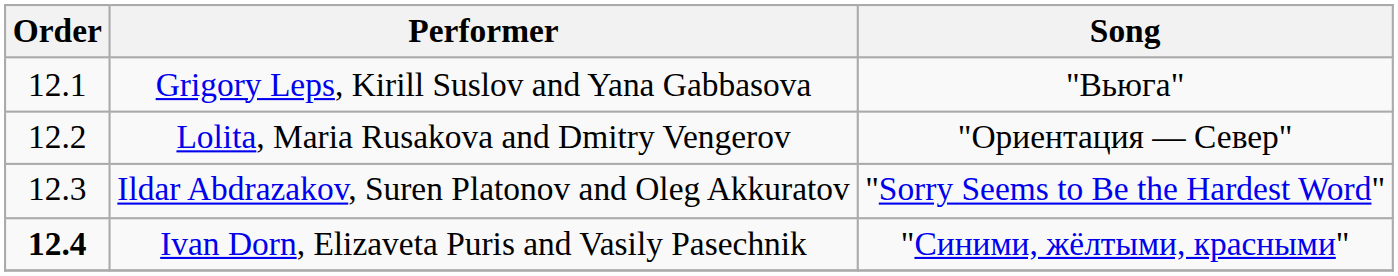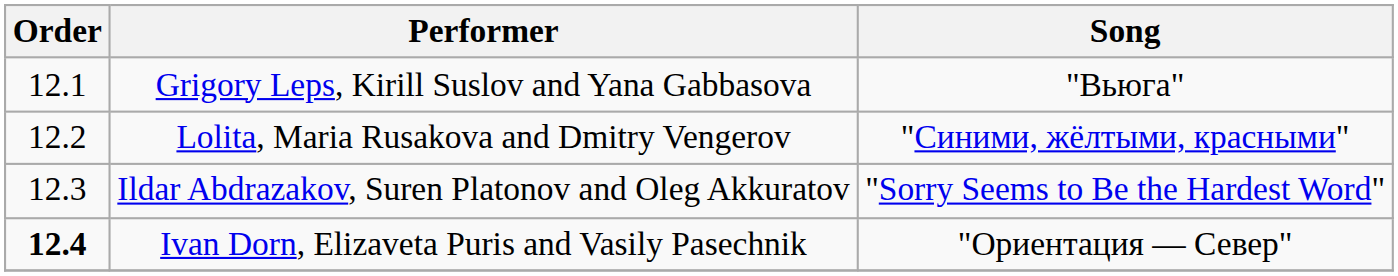(1125, 137) "Ориентация — Север" -> (1125, 137) "Синими, жёлтыми, красными"
(1125, 243) "Синими, жёлтыми, красными" -> (1125, 243) "Ориентация — Север"
